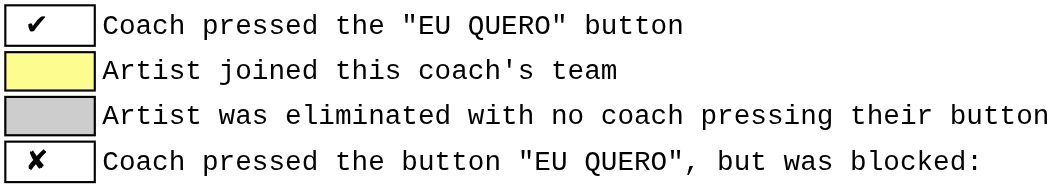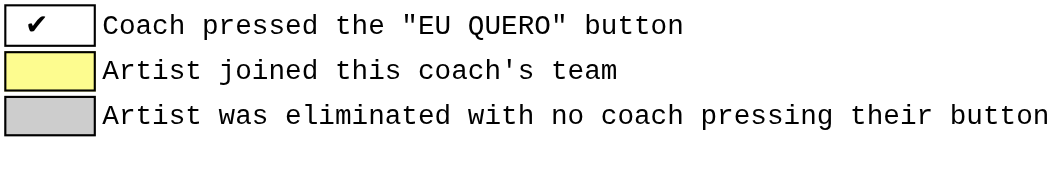- row: (543, 162)
